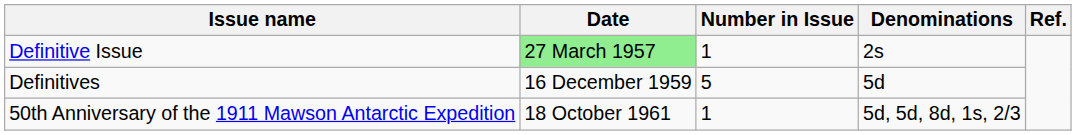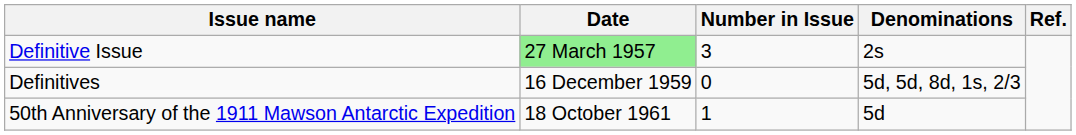(706, 51) 1 -> (706, 51) 3
(706, 82) 5 -> (706, 82) 0
(874, 82) 5d -> (942, 82) 5d, 5d, 8d, 1s, 2/3
(942, 113) 5d, 5d, 8d, 1s, 2/3 -> (874, 113) 5d
